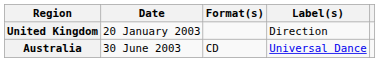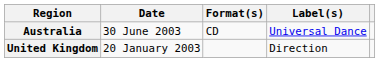rows swapped: (52, 31) <-> (52, 48)
